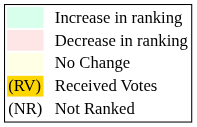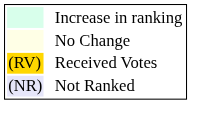- row: (121, 40)
(25, 109) no background -> (25, 86) lavender background
